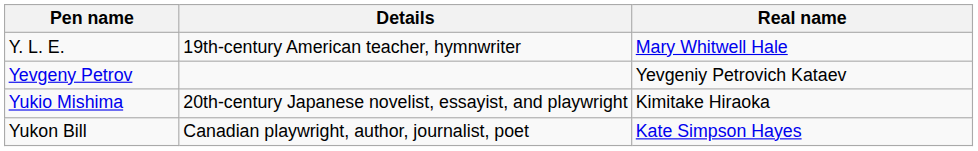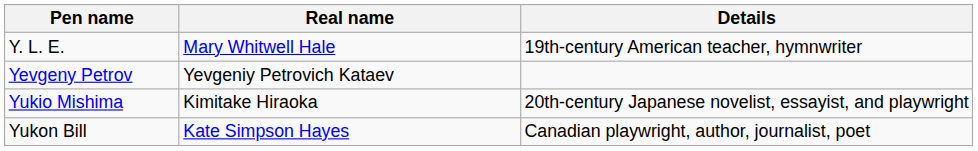columns swapped: (802, 18) <-> (405, 18)
